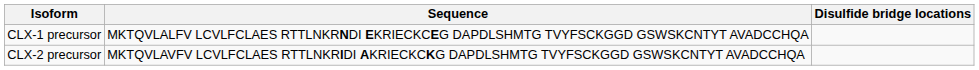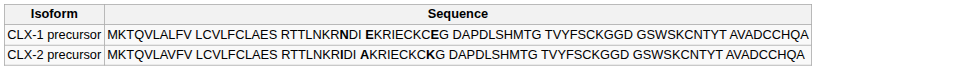- column: (893, 14)
